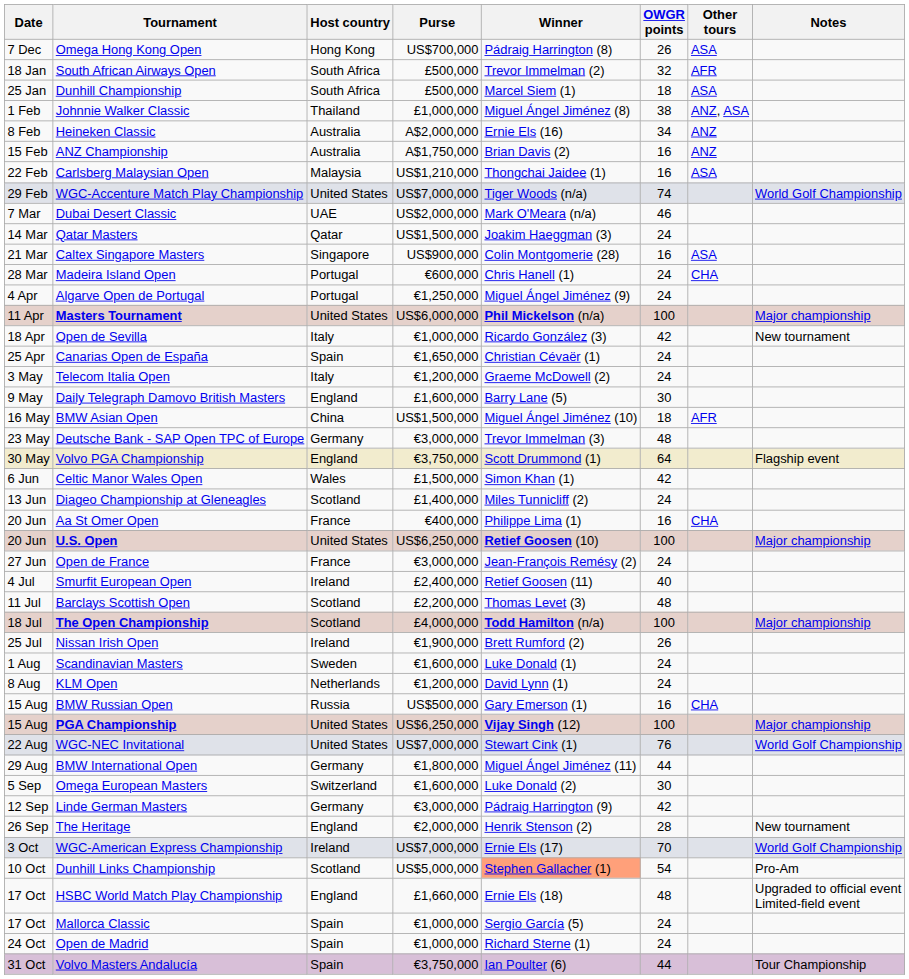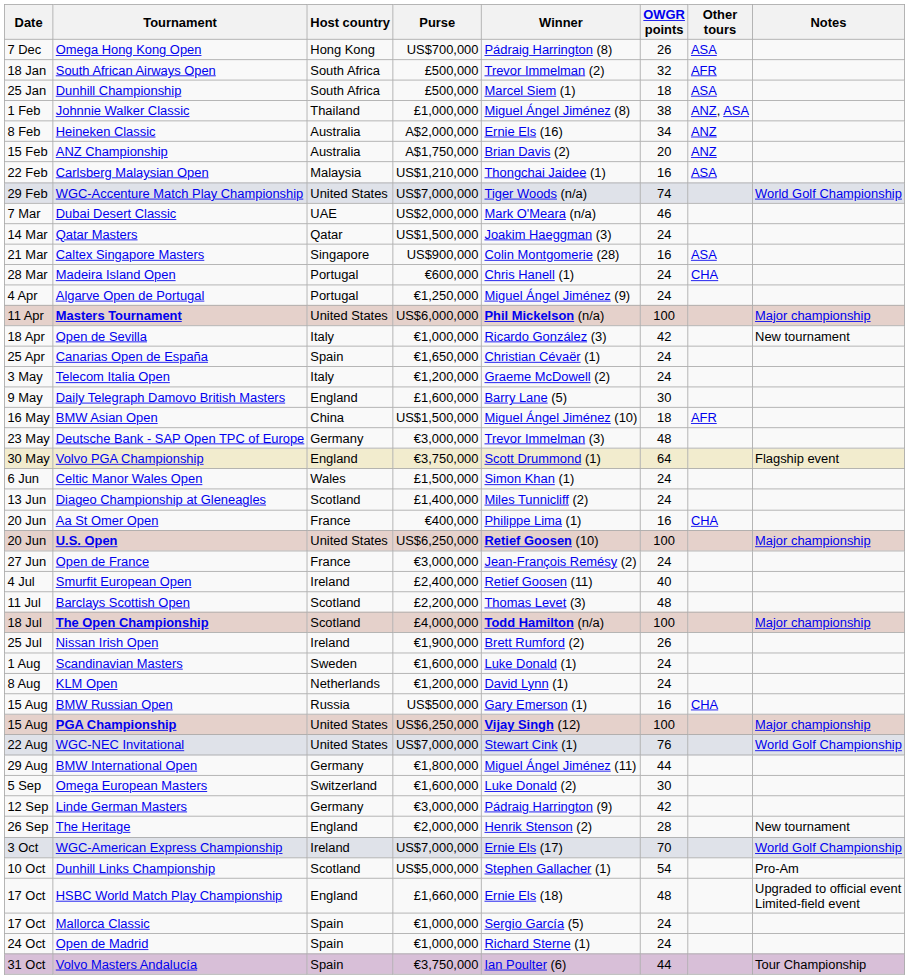(664, 152) 16 -> (664, 152) 20
(664, 479) 42 -> (664, 479) 24
(548, 868) lightsalmon background -> (548, 868) no background
